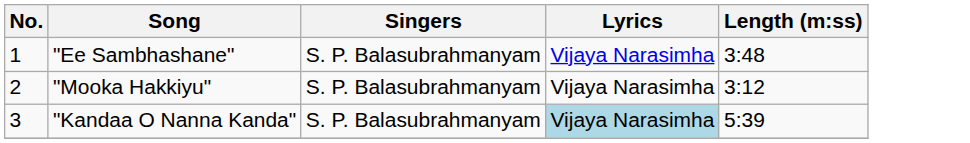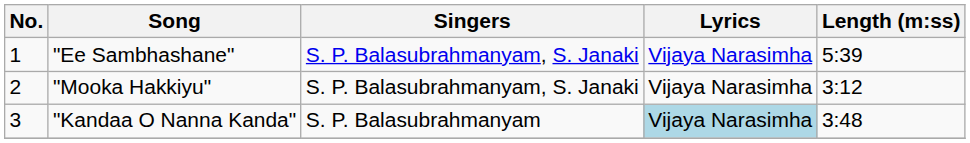(423, 54) S. P. Balasubrahmanyam -> (472, 54) S. P. Balasubrahmanyam, S. Janaki
(744, 54) 3:48 -> (842, 54) 5:39
(423, 87) S. P. Balasubrahmanyam -> (472, 87) S. P. Balasubrahmanyam, S. Janaki
(744, 120) 5:39 -> (842, 120) 3:48
